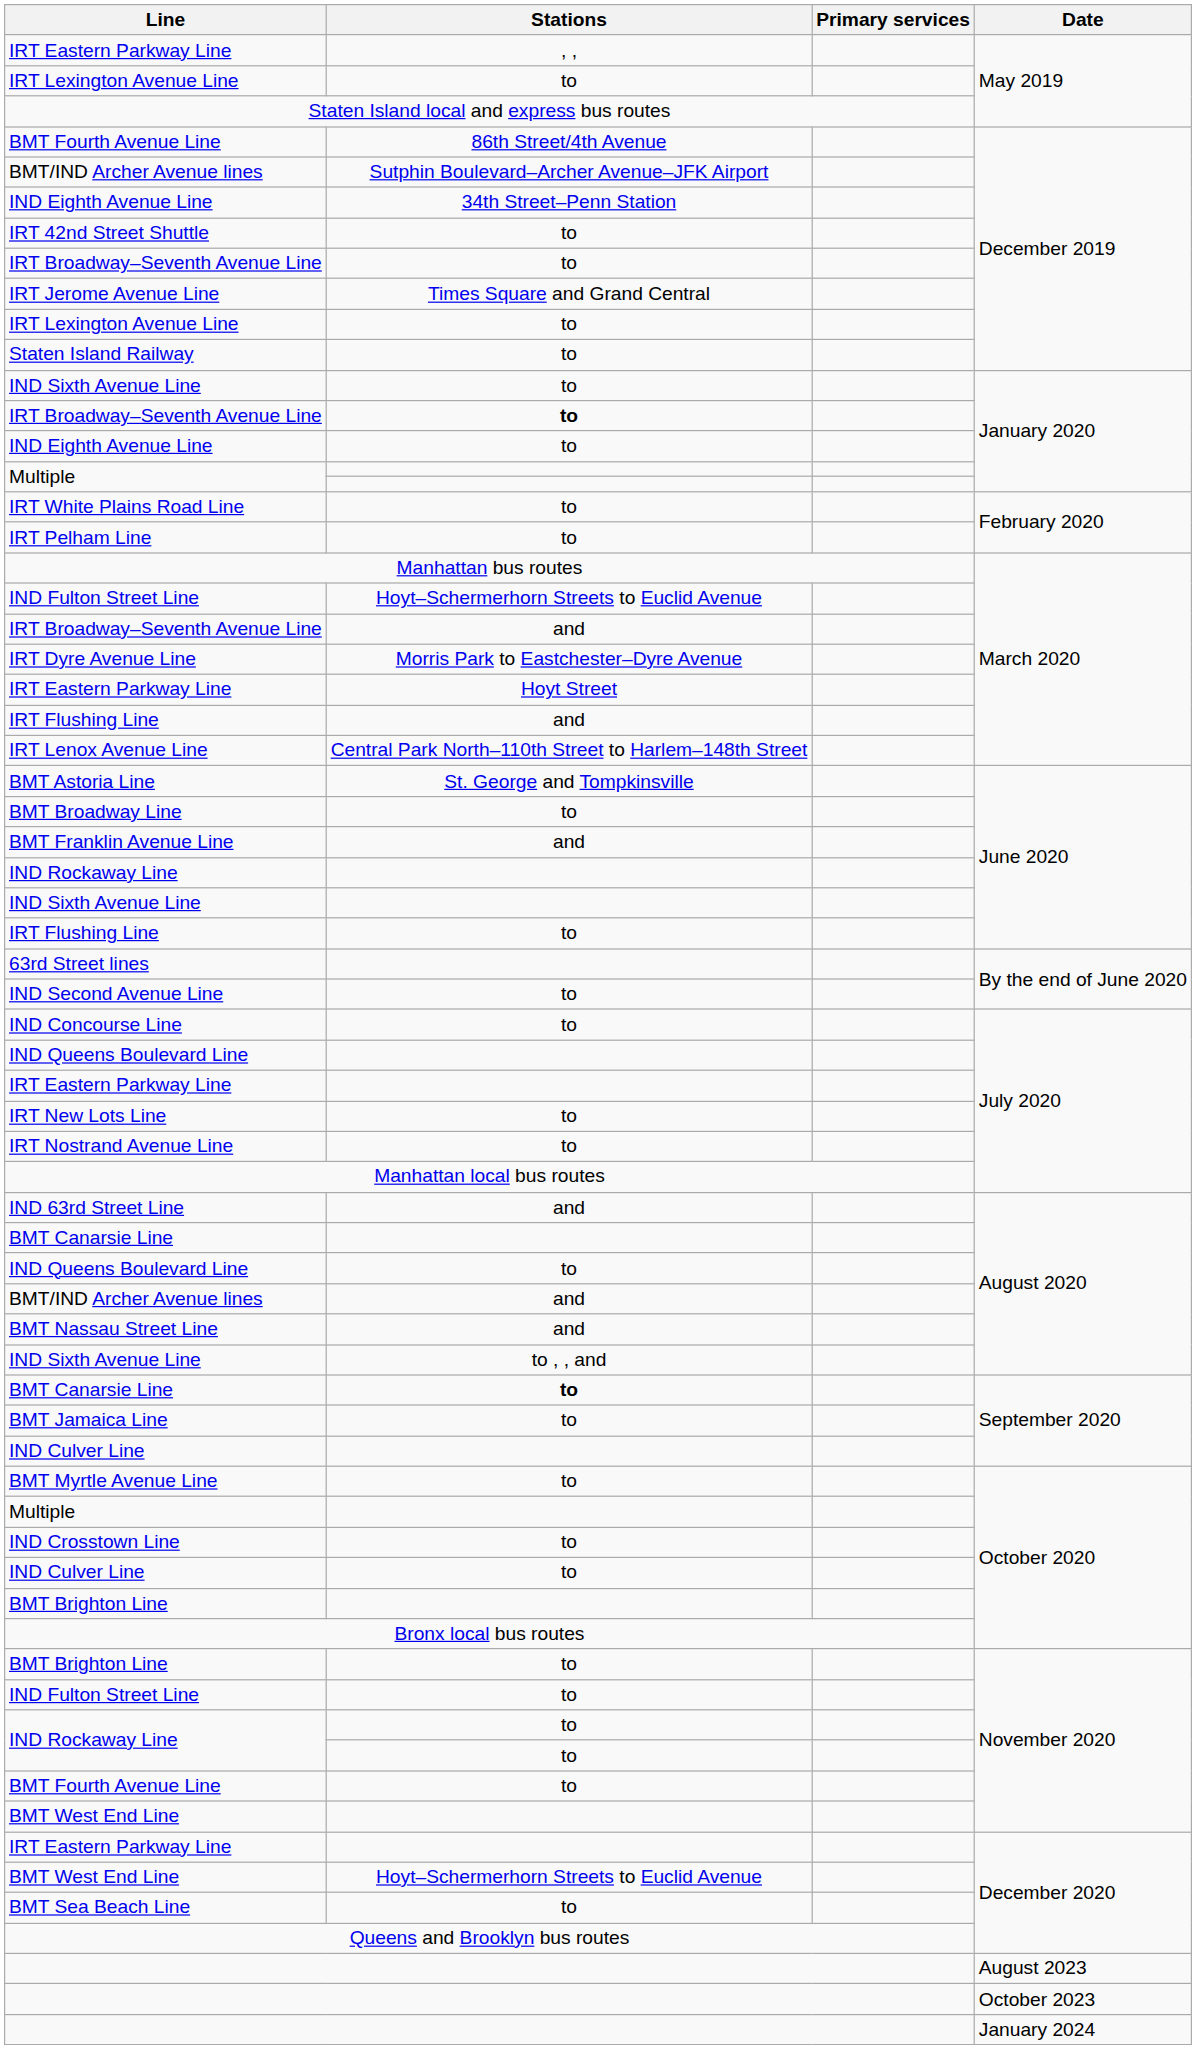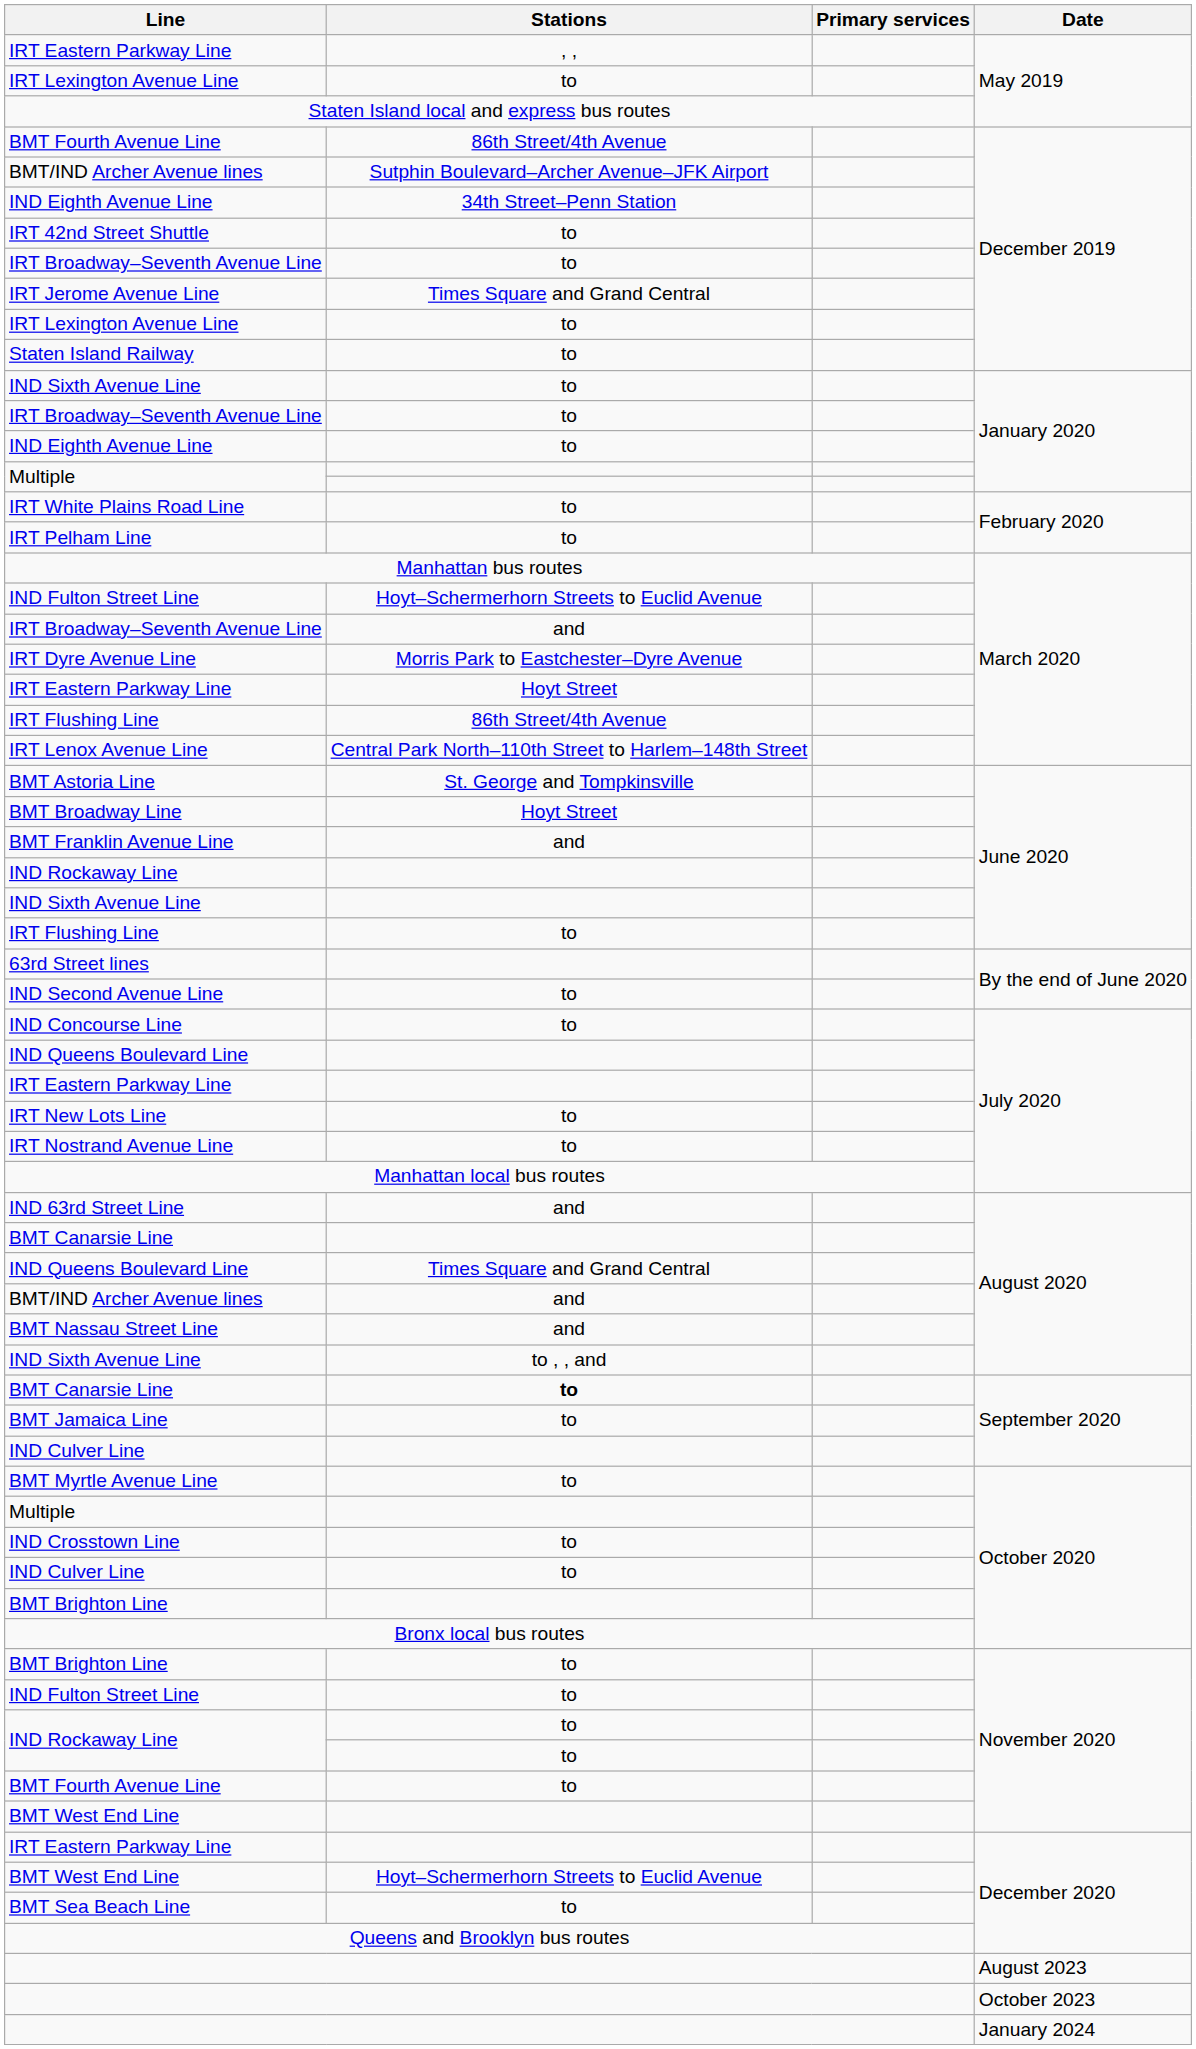(569, 415) bold -> (569, 415) normal
(569, 720) and -> (569, 720) 86th Street/4th Avenue
(569, 811) to -> (569, 811) Hoyt Street
(569, 1268) to -> (569, 1268) Times Square and Grand Central
